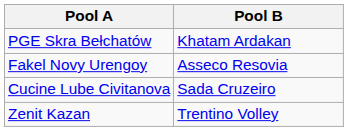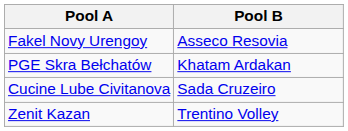rows swapped: (80, 41) <-> (78, 65)
